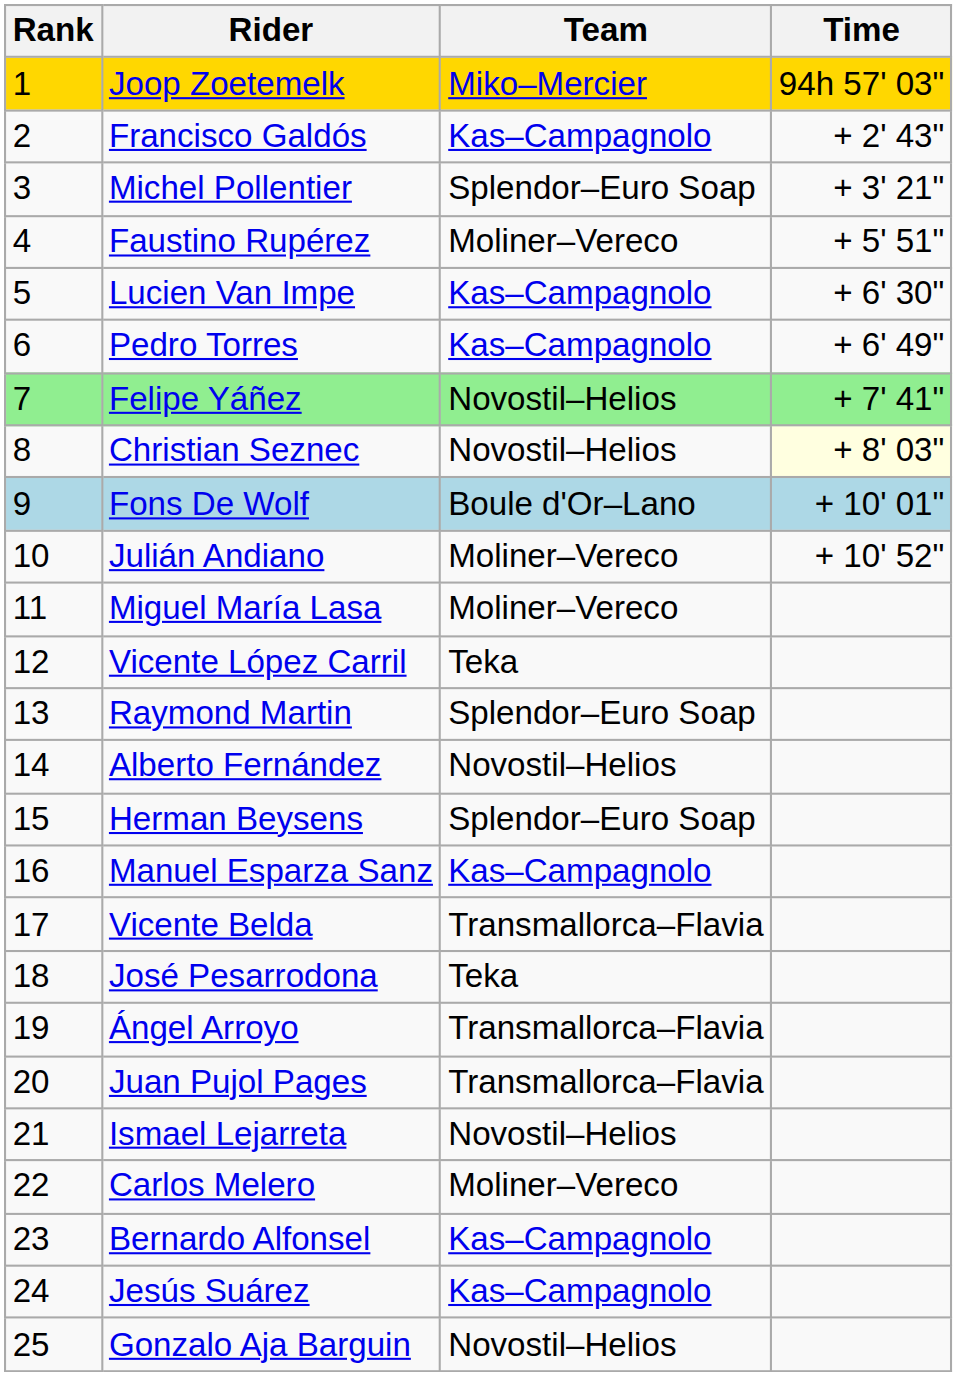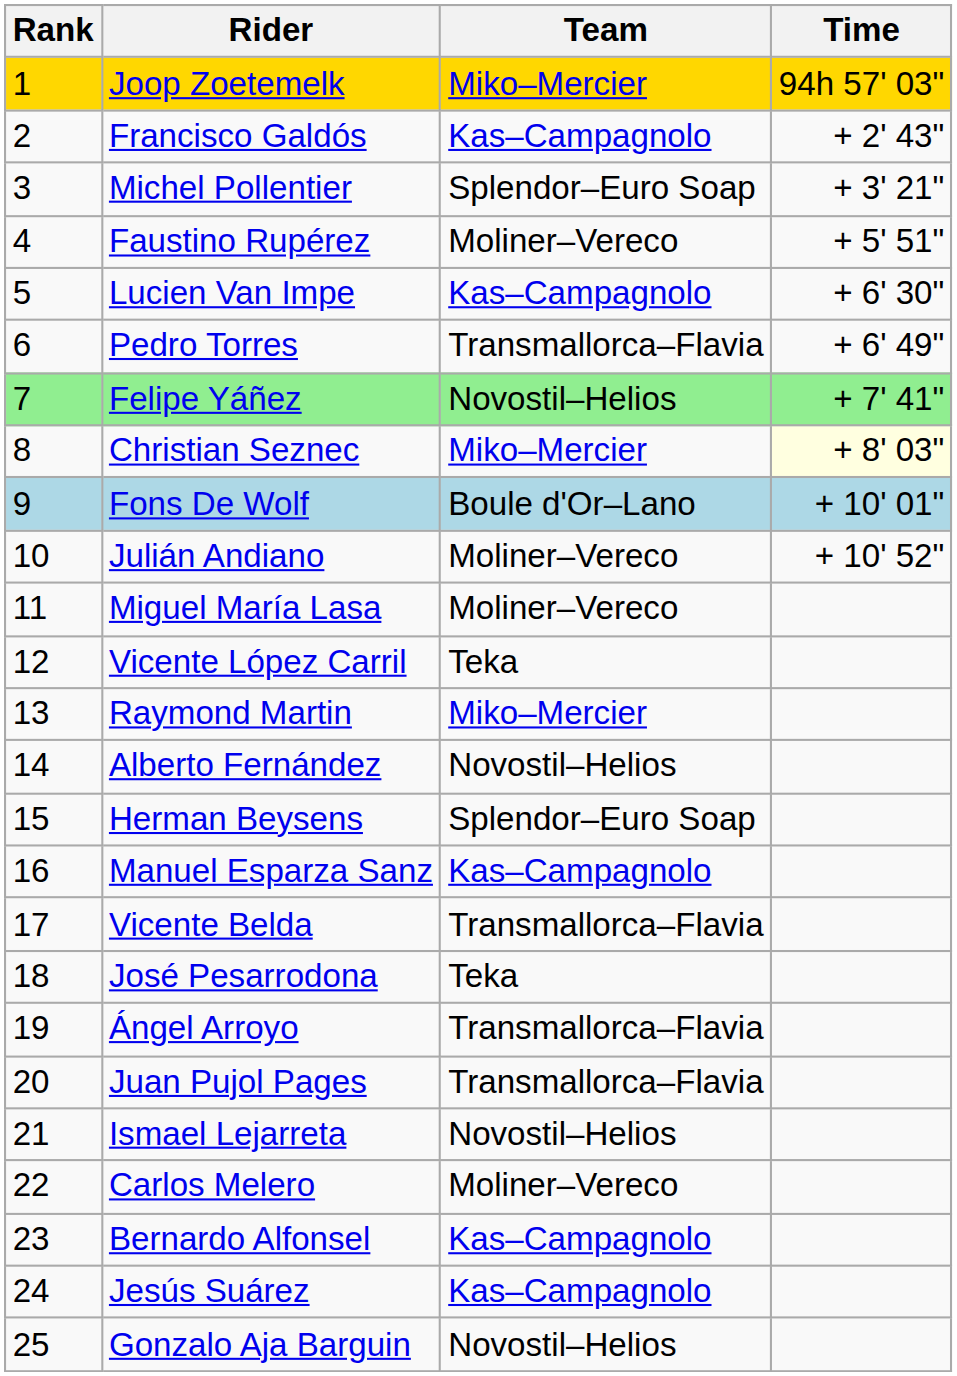(580, 345) Kas–Campagnolo -> (606, 345) Transmallorca–Flavia
(562, 450) Novostil–Helios -> (548, 450) Miko–Mercier
(602, 713) Splendor–Euro Soap -> (548, 713) Miko–Mercier
